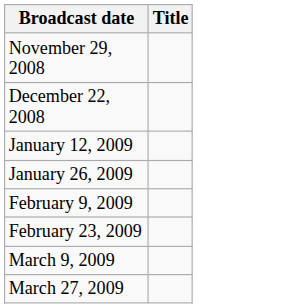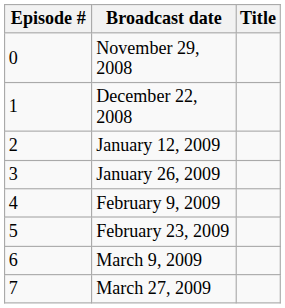+ column: (48, 18)
